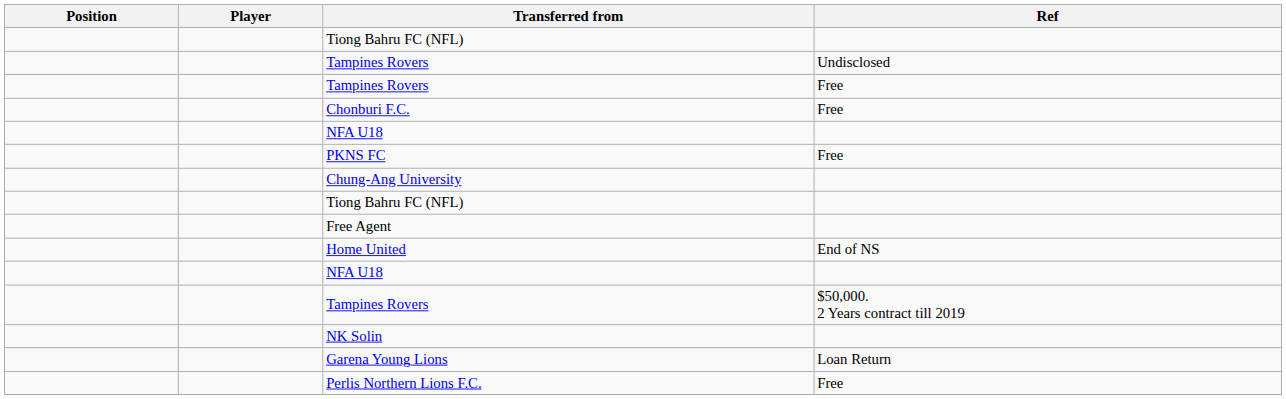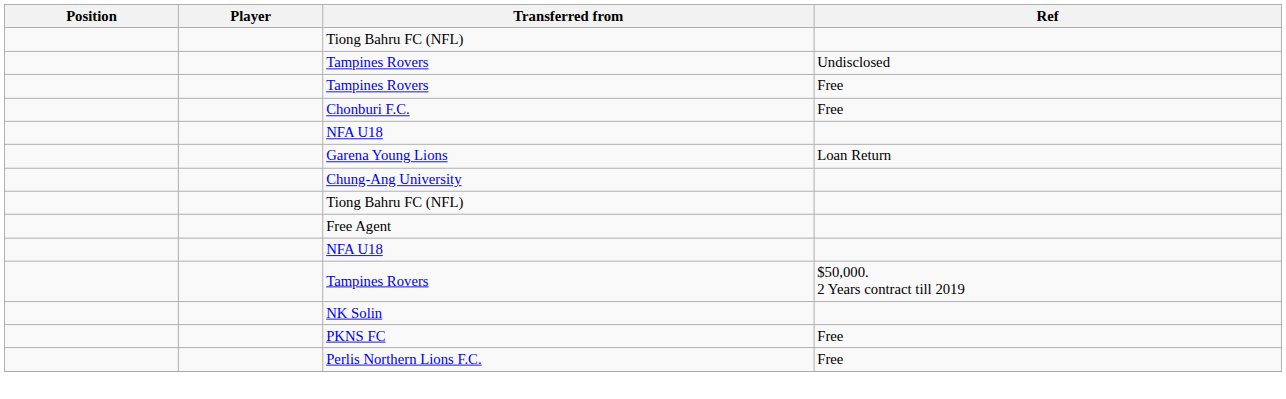rows swapped: (387, 359) <-> (356, 156)
- row: (366, 249)
